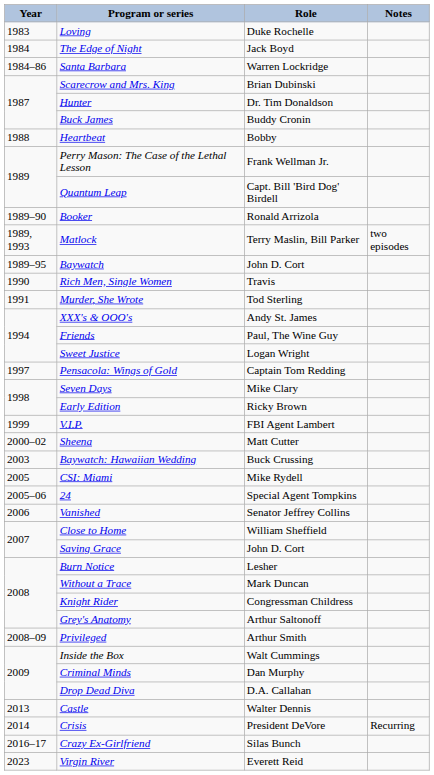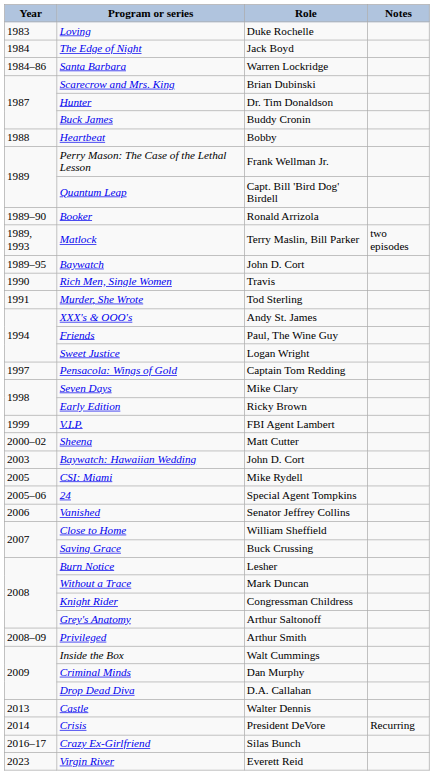(280, 459) Buck Crussing -> (276, 459) John D. Cort
(276, 548) John D. Cort -> (280, 548) Buck Crussing
